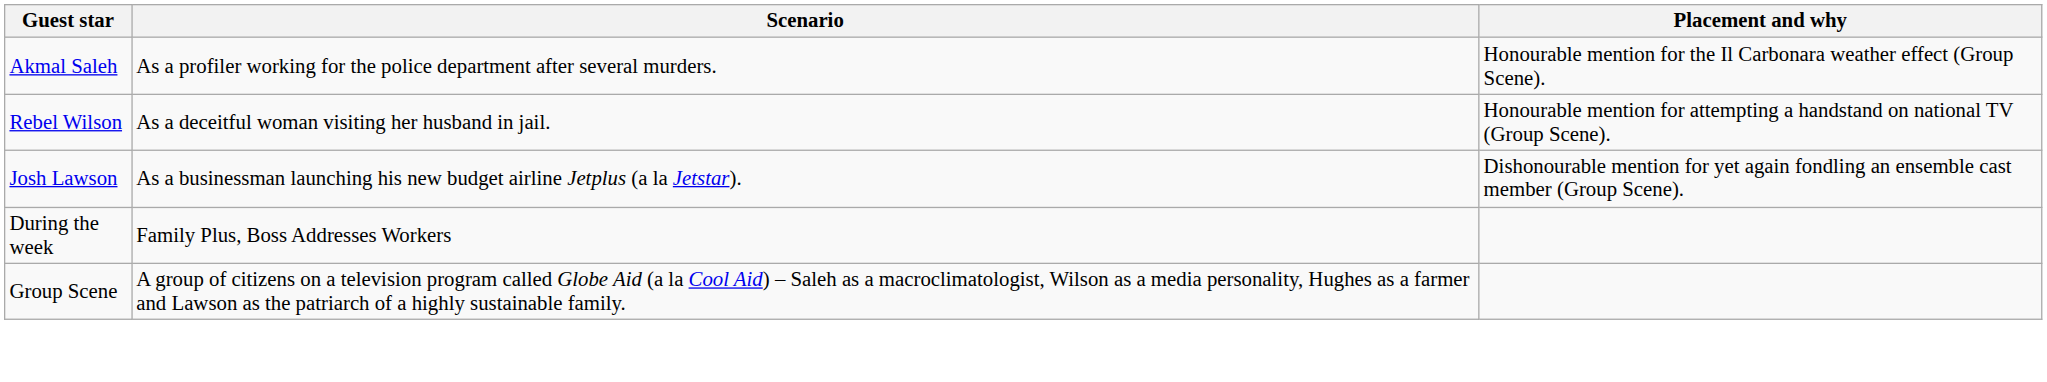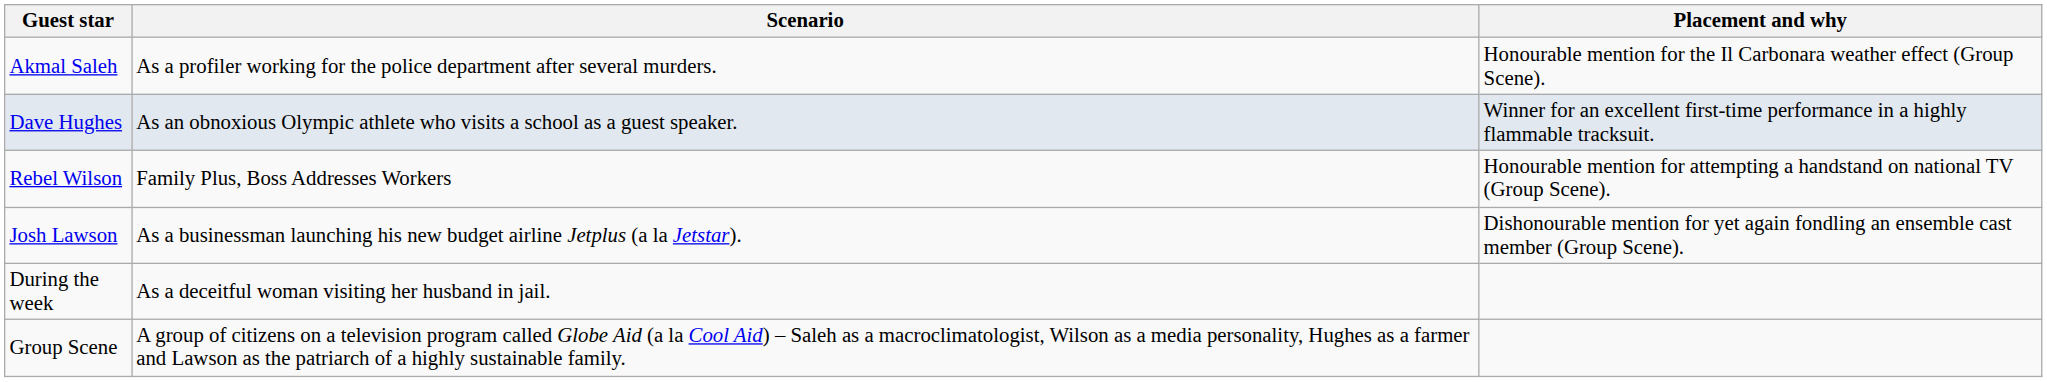+ row: (66, 122)
(343, 122) As a deceitful woman visiting her husband in jail. -> (294, 178) Family Plus, Boss Addresses Workers
(294, 234) Family Plus, Boss Addresses Workers -> (343, 291) As a deceitful woman visiting her husband in jail.
